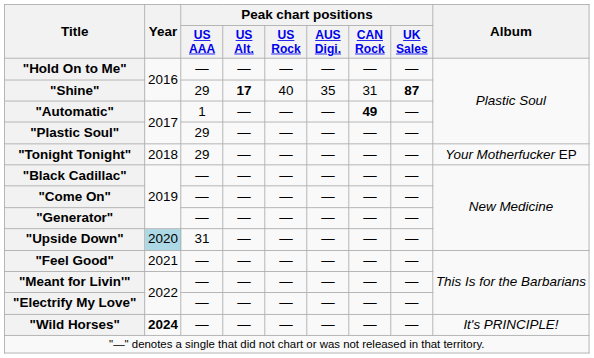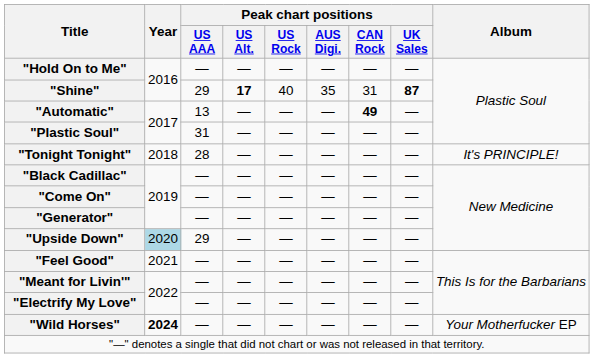(202, 111) 1 -> (202, 111) 13
(202, 132) 29 -> (202, 132) 31
(202, 154) 29 -> (202, 154) 28
(511, 154) Your Motherfucker EP -> (511, 154) It's PRINCIPLE!
(202, 239) 31 -> (202, 239) 29
(511, 324) It's PRINCIPLE! -> (511, 324) Your Motherfucker EP
